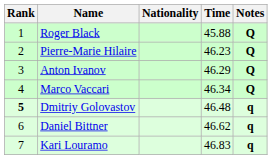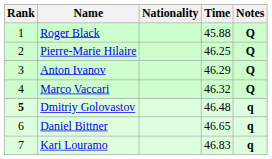(217, 51) 46.23 -> (217, 51) 46.25
(217, 88) 46.34 -> (217, 88) 46.32
(217, 126) 46.62 -> (217, 126) 46.65
